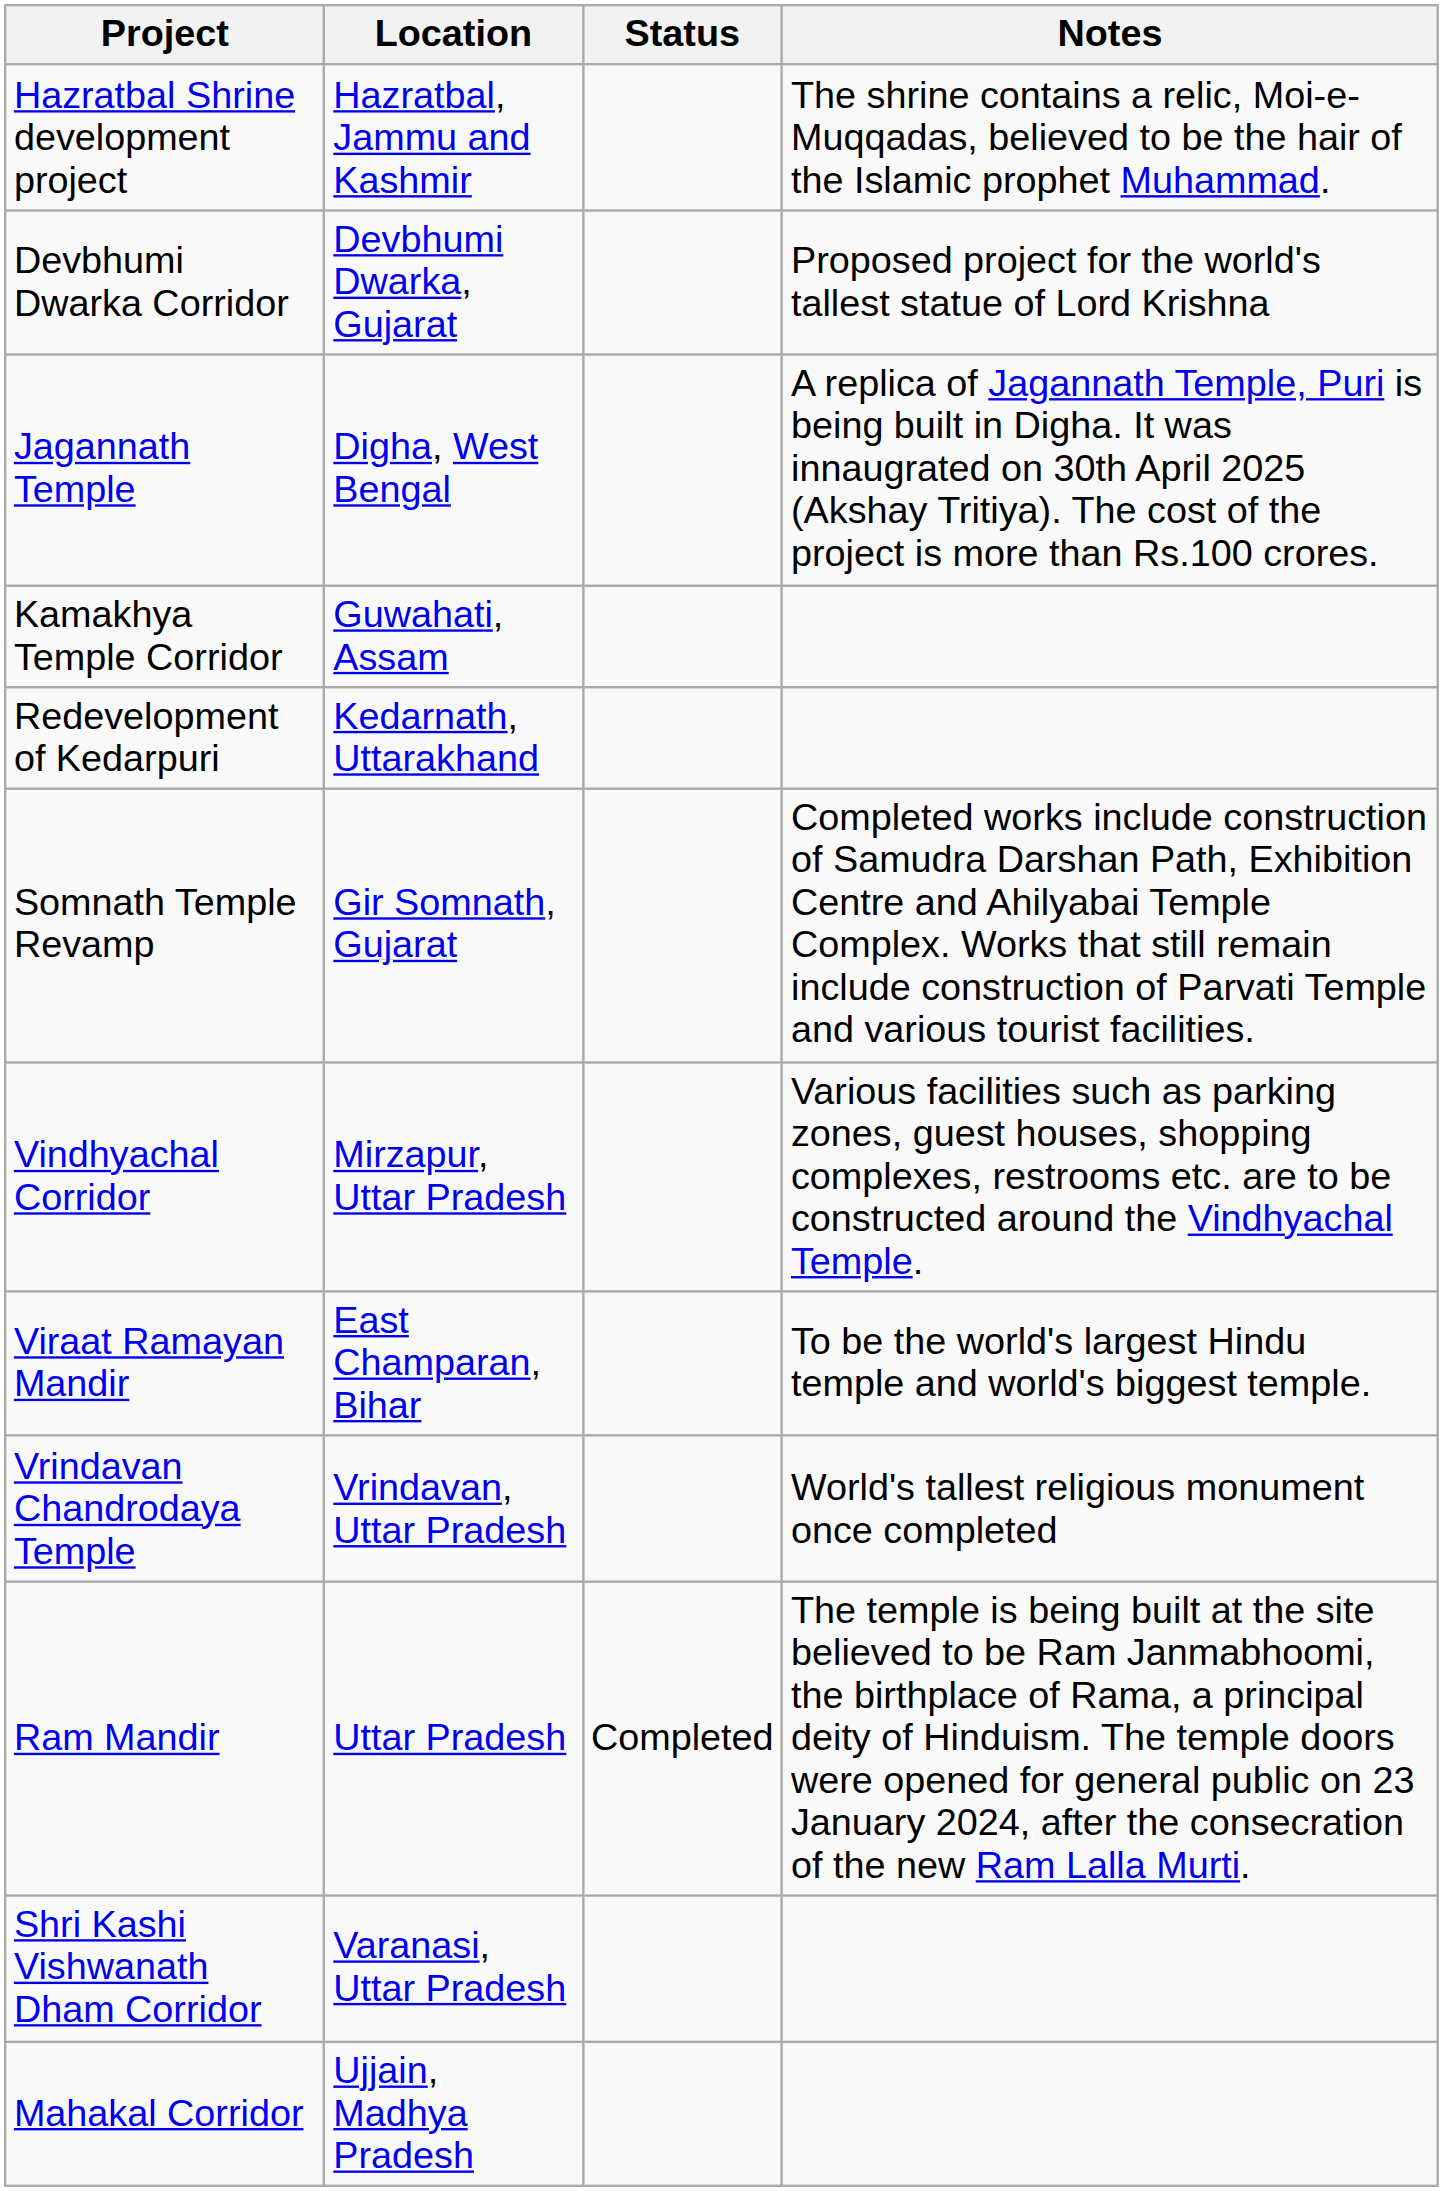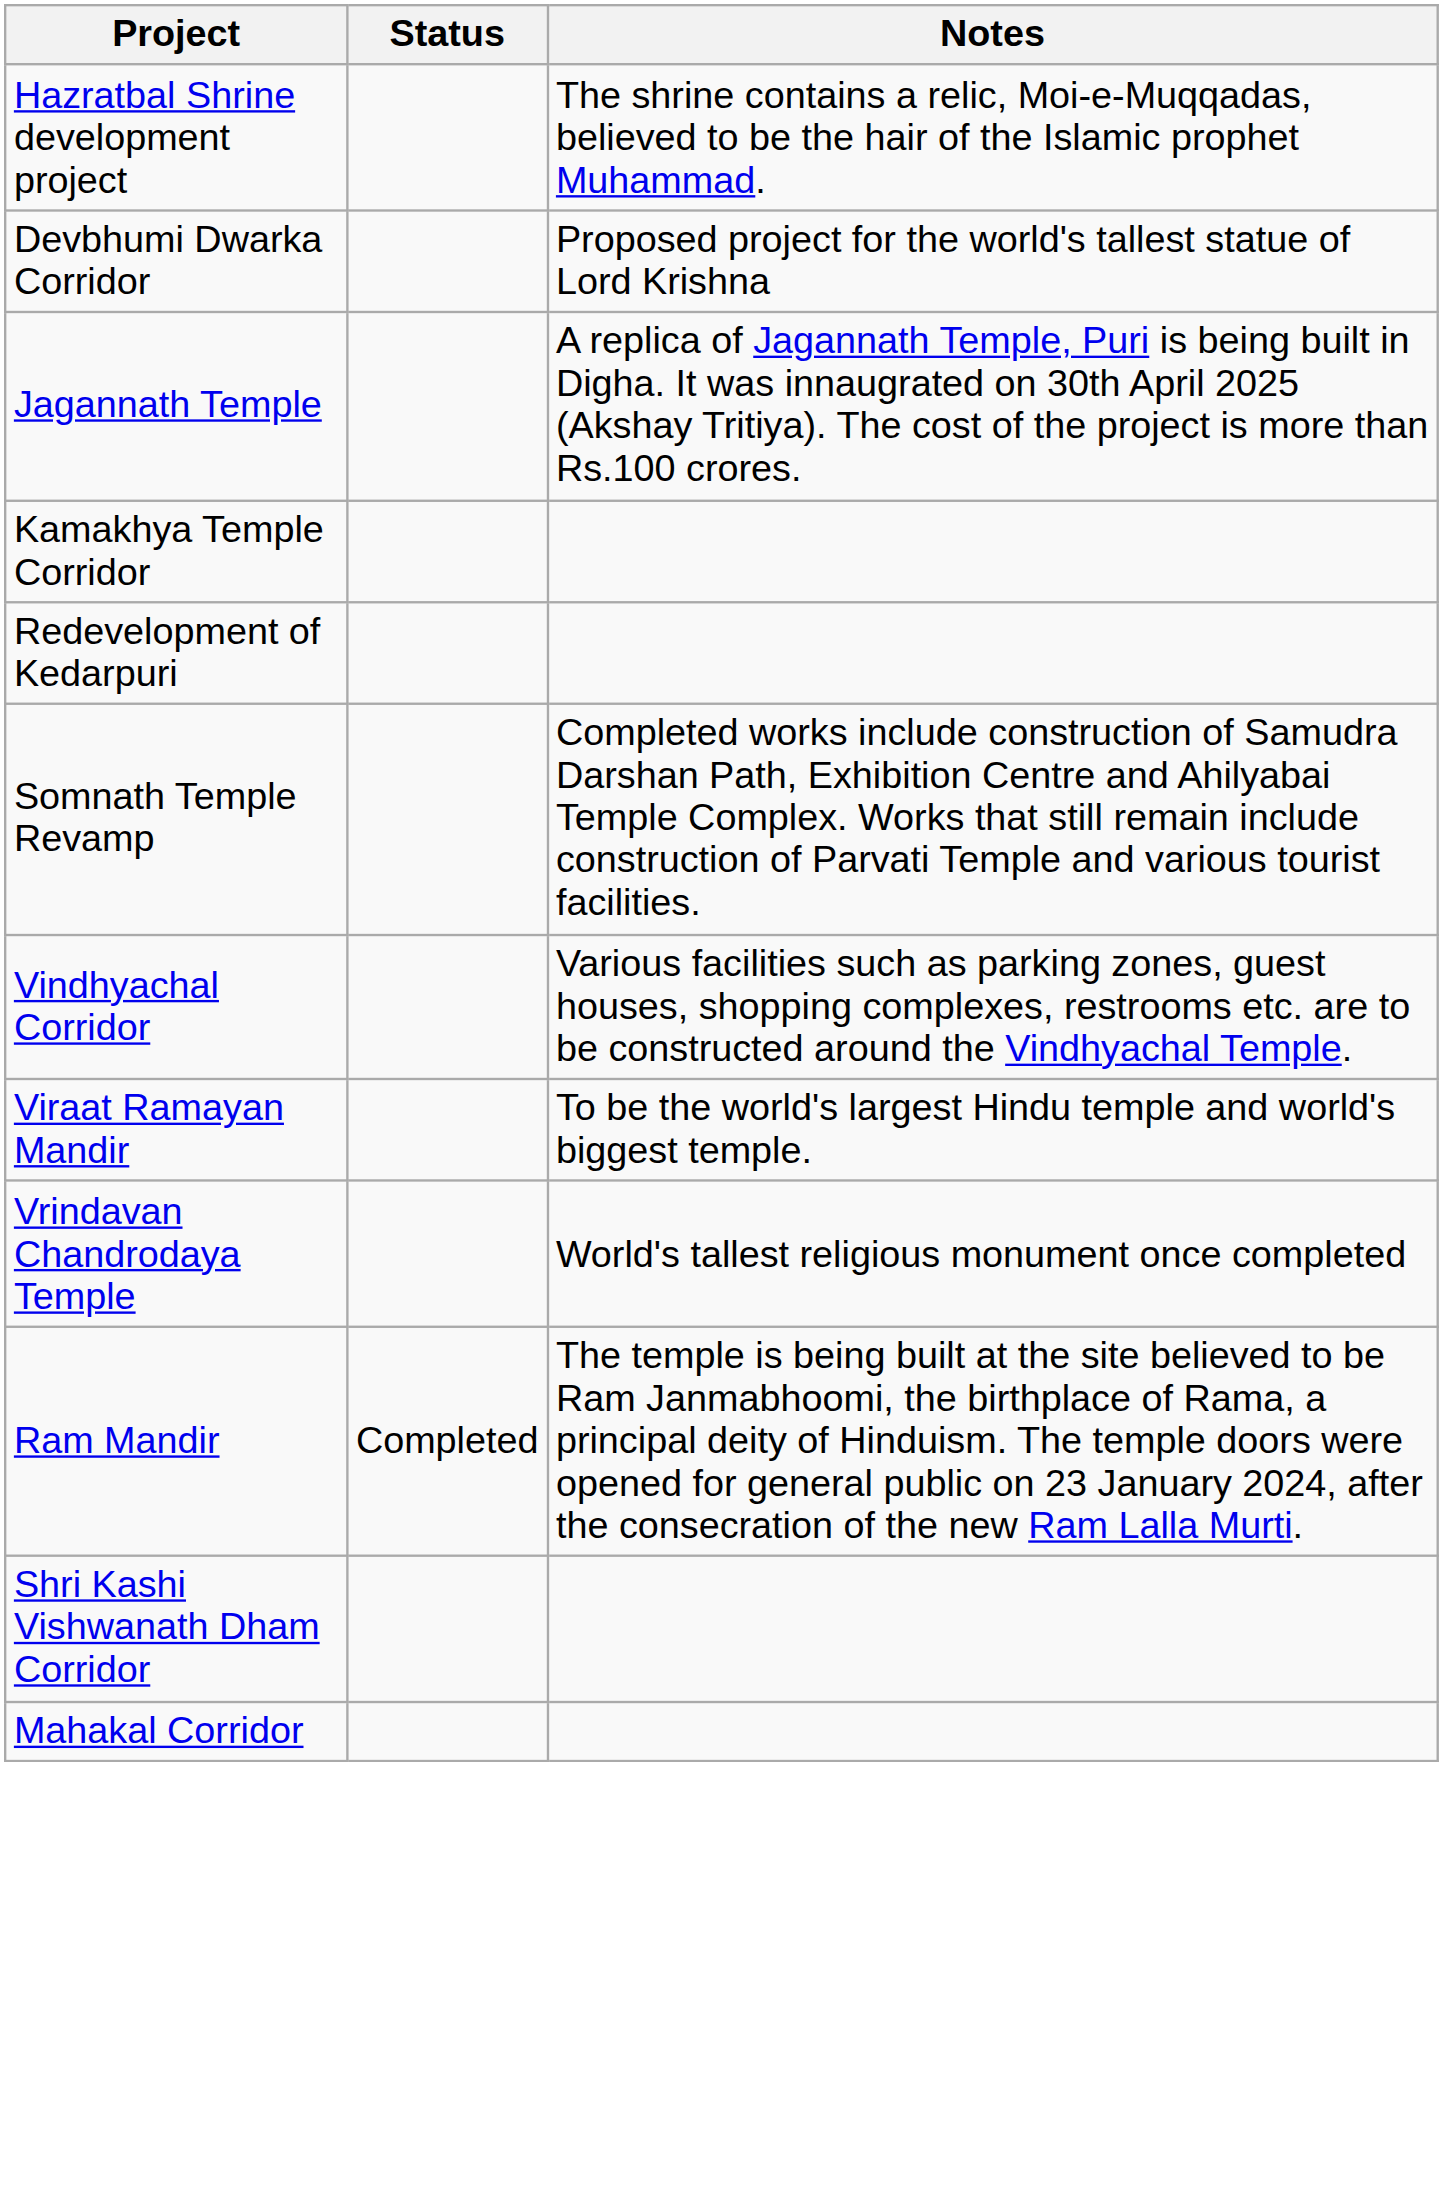- column: (453, 34)
